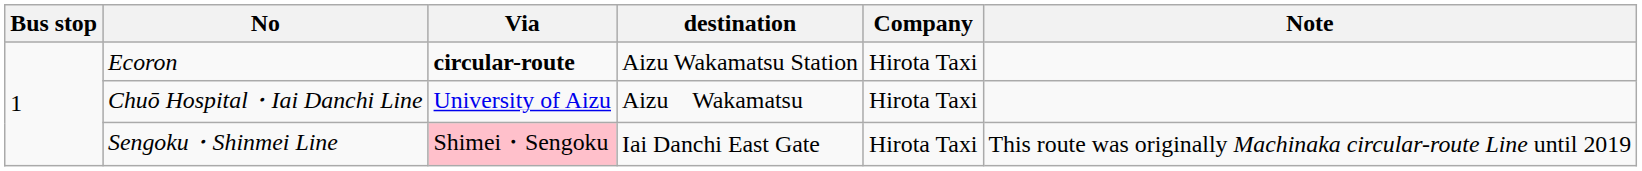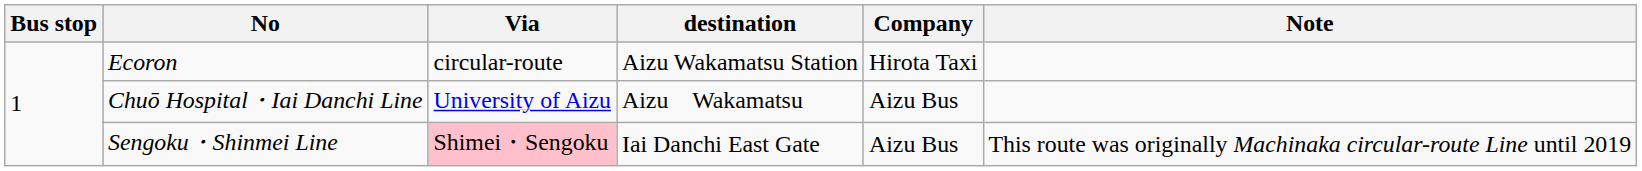(504, 61) bold -> (498, 61) normal
(923, 101) Hirota Taxi -> (914, 101) Aizu Bus
(923, 143) Hirota Taxi -> (914, 143) Aizu Bus
